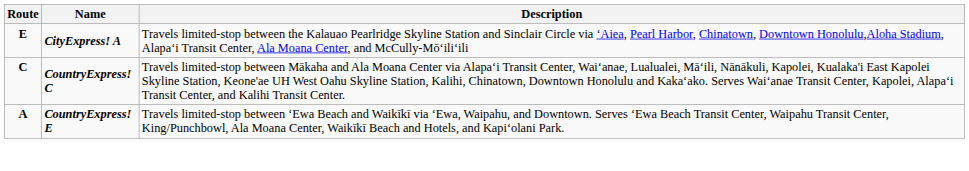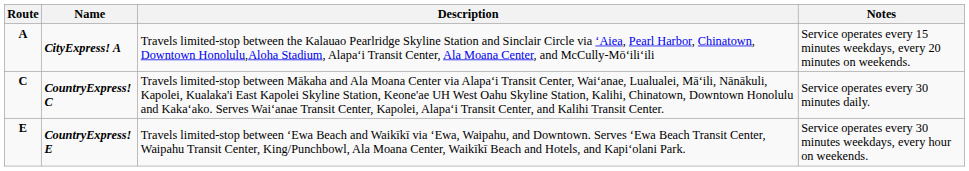+ column: (881, 14)
(23, 34) E -> (23, 34) A
(23, 114) A -> (23, 128) E
